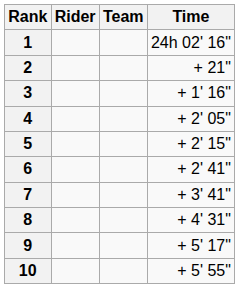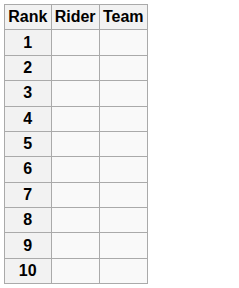- column: (191, 17)
